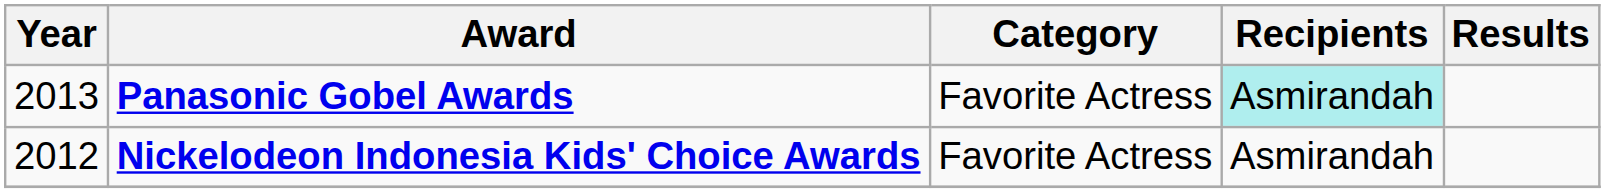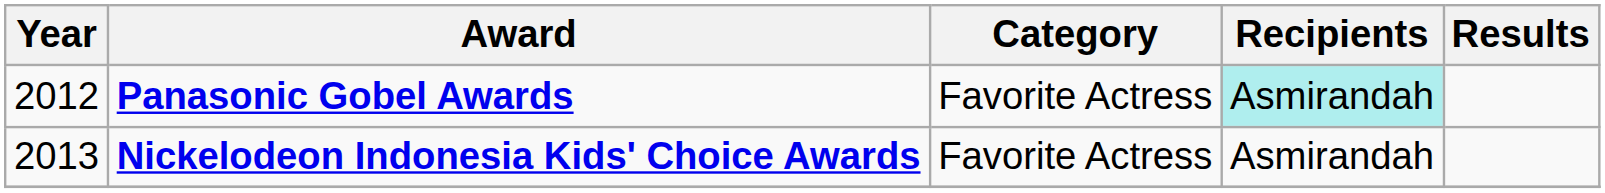(57, 95) 2013 -> (57, 95) 2012
(57, 156) 2012 -> (57, 156) 2013
